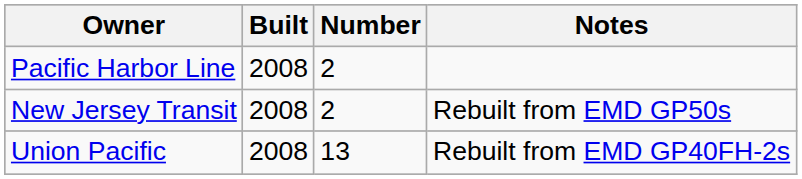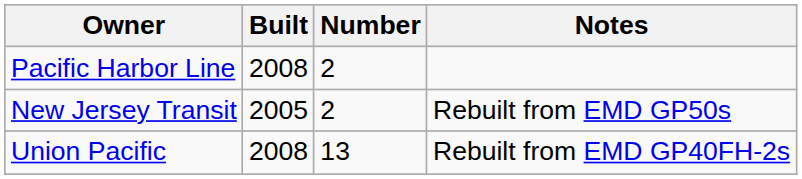(279, 109) 2008 -> (279, 109) 2005
